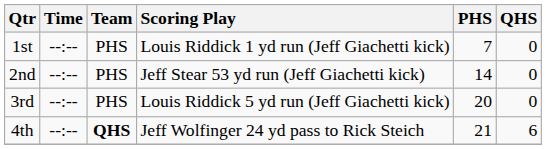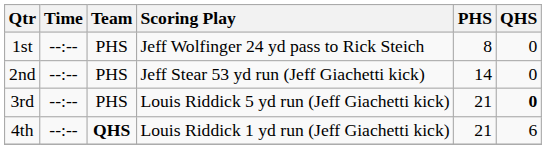(295, 46) Louis Riddick 1 yd run (Jeff Giachetti kick) -> (282, 46) Jeff Wolfinger 24 yd pass to Rick Steich
(488, 46) 7 -> (488, 46) 8
(483, 102) 20 -> (483, 102) 21
(533, 102) normal -> (533, 102) bold
(282, 130) Jeff Wolfinger 24 yd pass to Rick Steich -> (295, 130) Louis Riddick 1 yd run (Jeff Giachetti kick)
